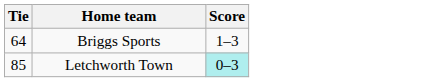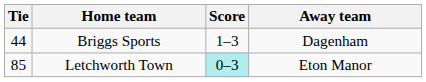+ column: (335, 16)
(18, 40) 64 -> (18, 40) 44
